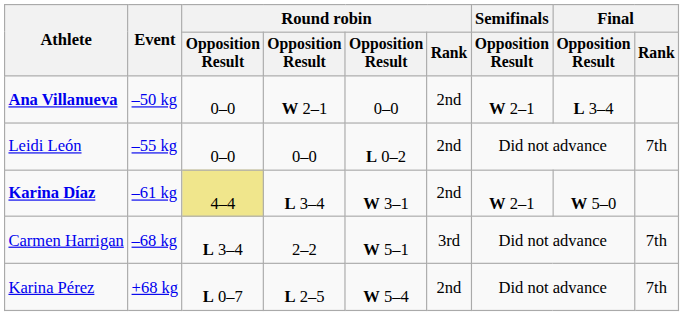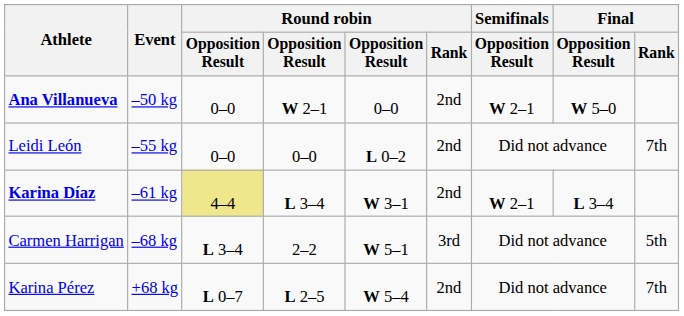(593, 109) L 3–4 -> (593, 109) W 5–0
(593, 203) W 5–0 -> (593, 203) L 3–4
(656, 240) 7th -> (656, 240) 5th
